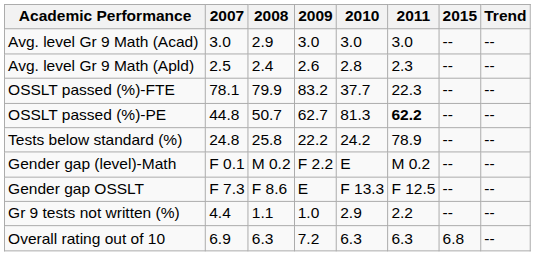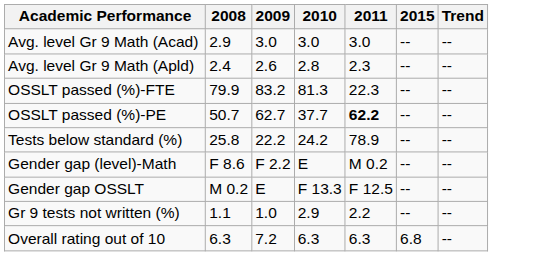- column: (227, 16)
(355, 90) 37.7 -> (313, 90) 81.3
(355, 115) 81.3 -> (313, 115) 37.7
(271, 164) M 0.2 -> (227, 164) F 8.6
(269, 189) F 8.6 -> (229, 189) M 0.2
